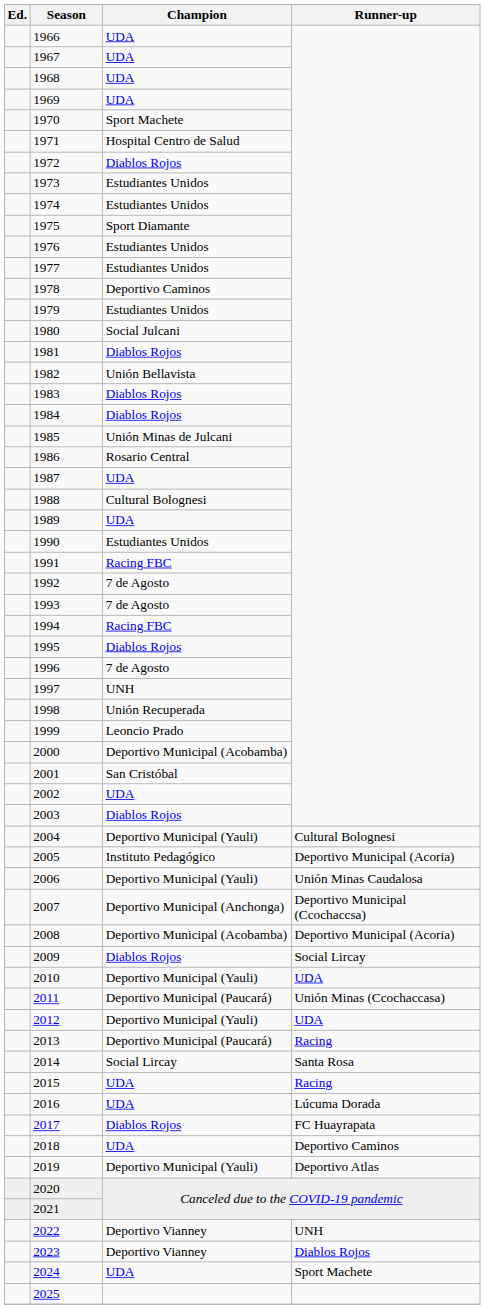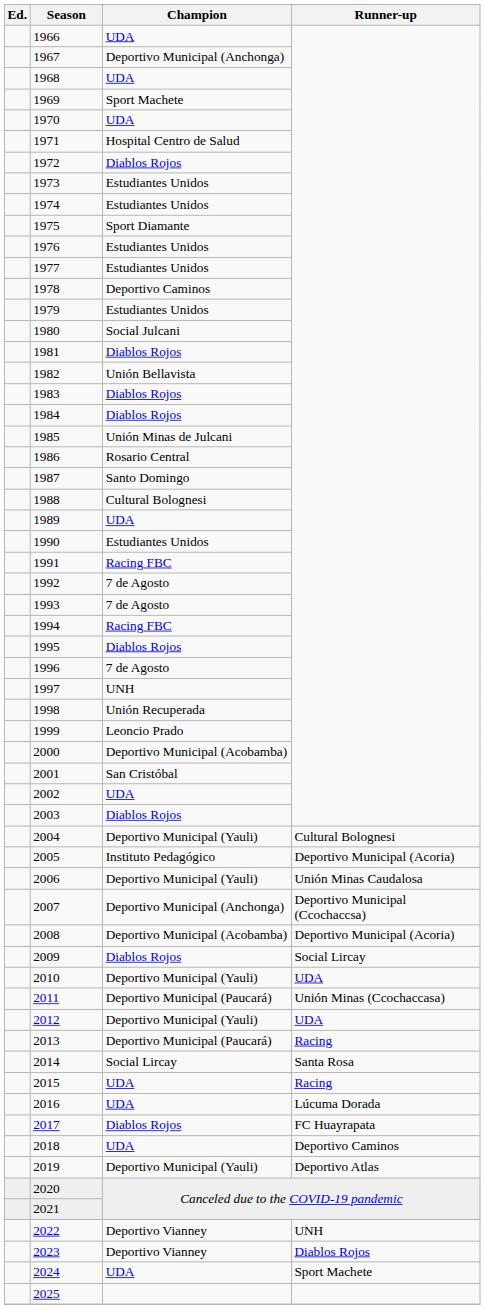(120, 57) UDA -> (195, 57) Deportivo Municipal (Anchonga)
(120, 99) UDA -> (145, 99) Sport Machete
(145, 120) Sport Machete -> (120, 120) UDA
(120, 478) UDA -> (148, 478) Santo Domingo
